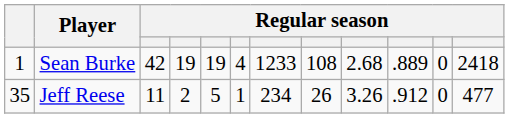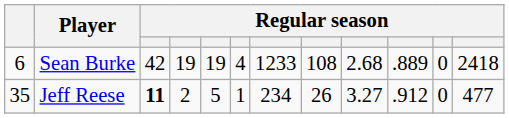(20, 63) 1 -> (20, 63) 6
(155, 95) normal -> (155, 95) bold
(364, 95) 3.26 -> (364, 95) 3.27
